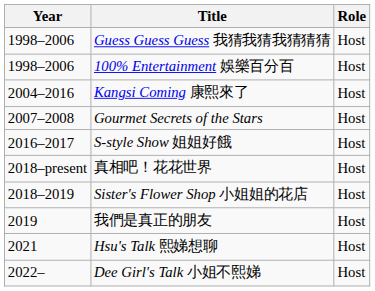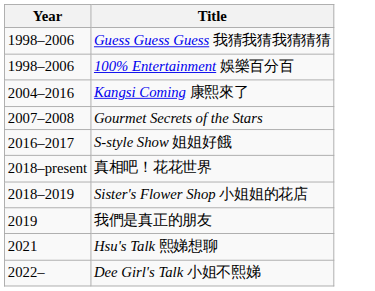- column: (352, 16)
